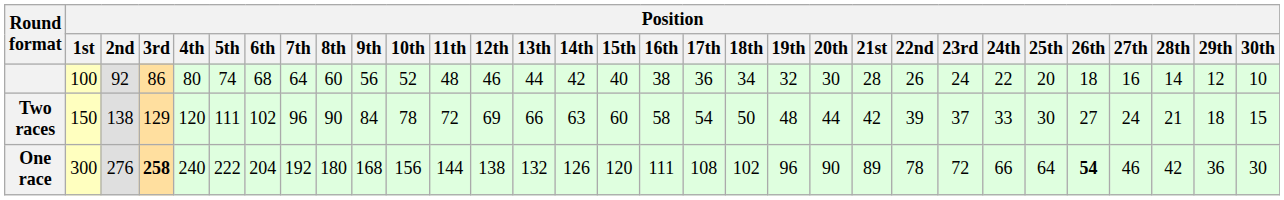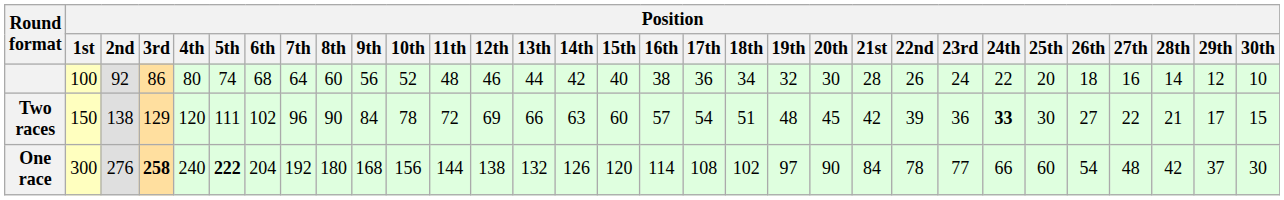(661, 118) 58 -> (661, 118) 57
(746, 118) 50 -> (746, 118) 51
(831, 118) 44 -> (831, 118) 45
(960, 118) 37 -> (960, 118) 36
(1004, 118) normal -> (1004, 118) bold
(1131, 118) 24 -> (1131, 118) 22
(1216, 118) 18 -> (1216, 118) 17
(227, 169) normal -> (227, 169) bold
(661, 169) 111 -> (661, 169) 114
(789, 169) 96 -> (789, 169) 97
(872, 169) 89 -> (872, 169) 84
(960, 169) 72 -> (960, 169) 77
(1046, 169) 64 -> (1046, 169) 60
(1088, 169) bold -> (1088, 169) normal
(1131, 169) 46 -> (1131, 169) 48
(1216, 169) 36 -> (1216, 169) 37
